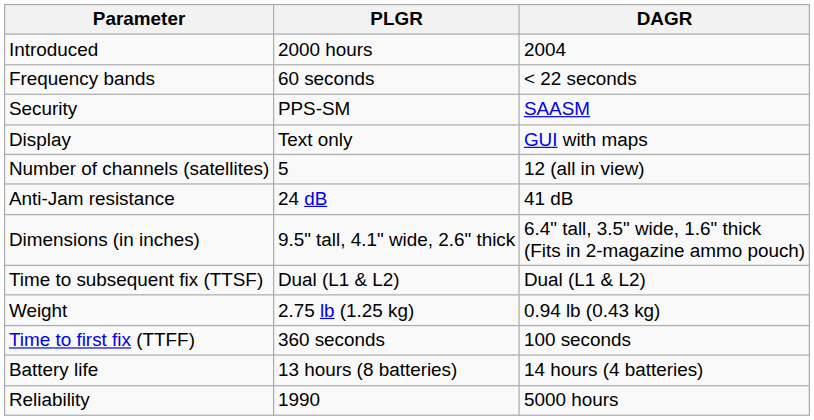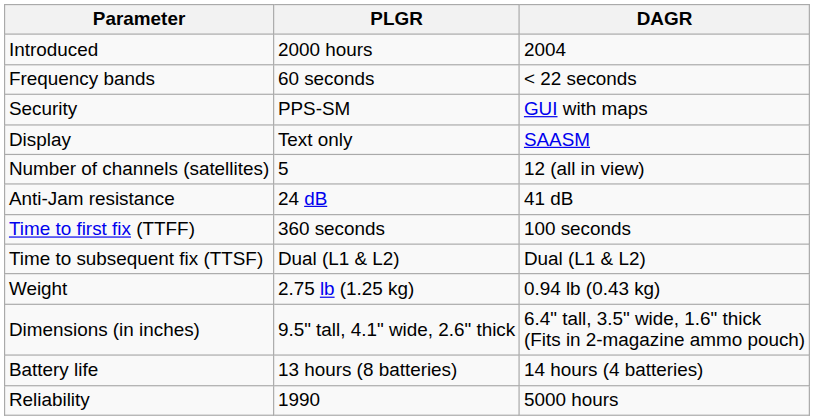(557, 109) SAASM -> (586, 109) GUI with maps
(586, 139) GUI with maps -> (557, 139) SAASM
rows swapped: (102, 340) <-> (104, 239)
